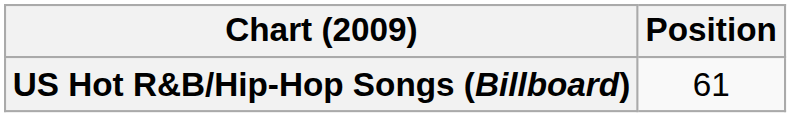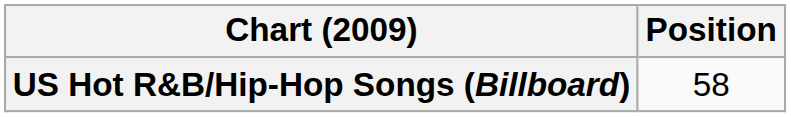(711, 83) 61 -> (711, 83) 58
